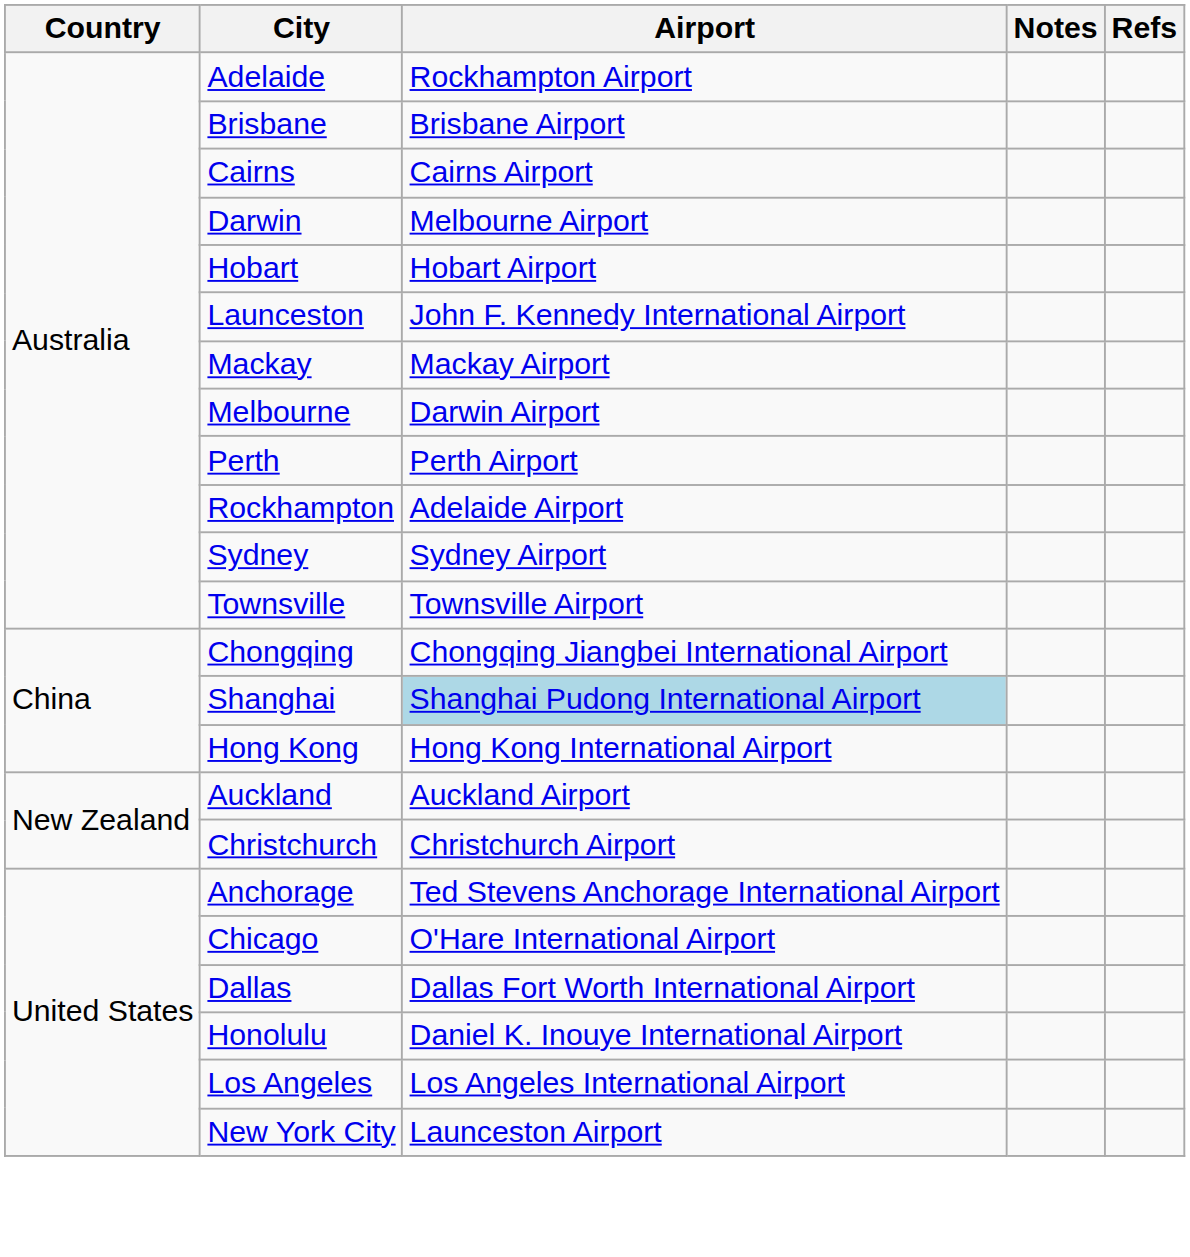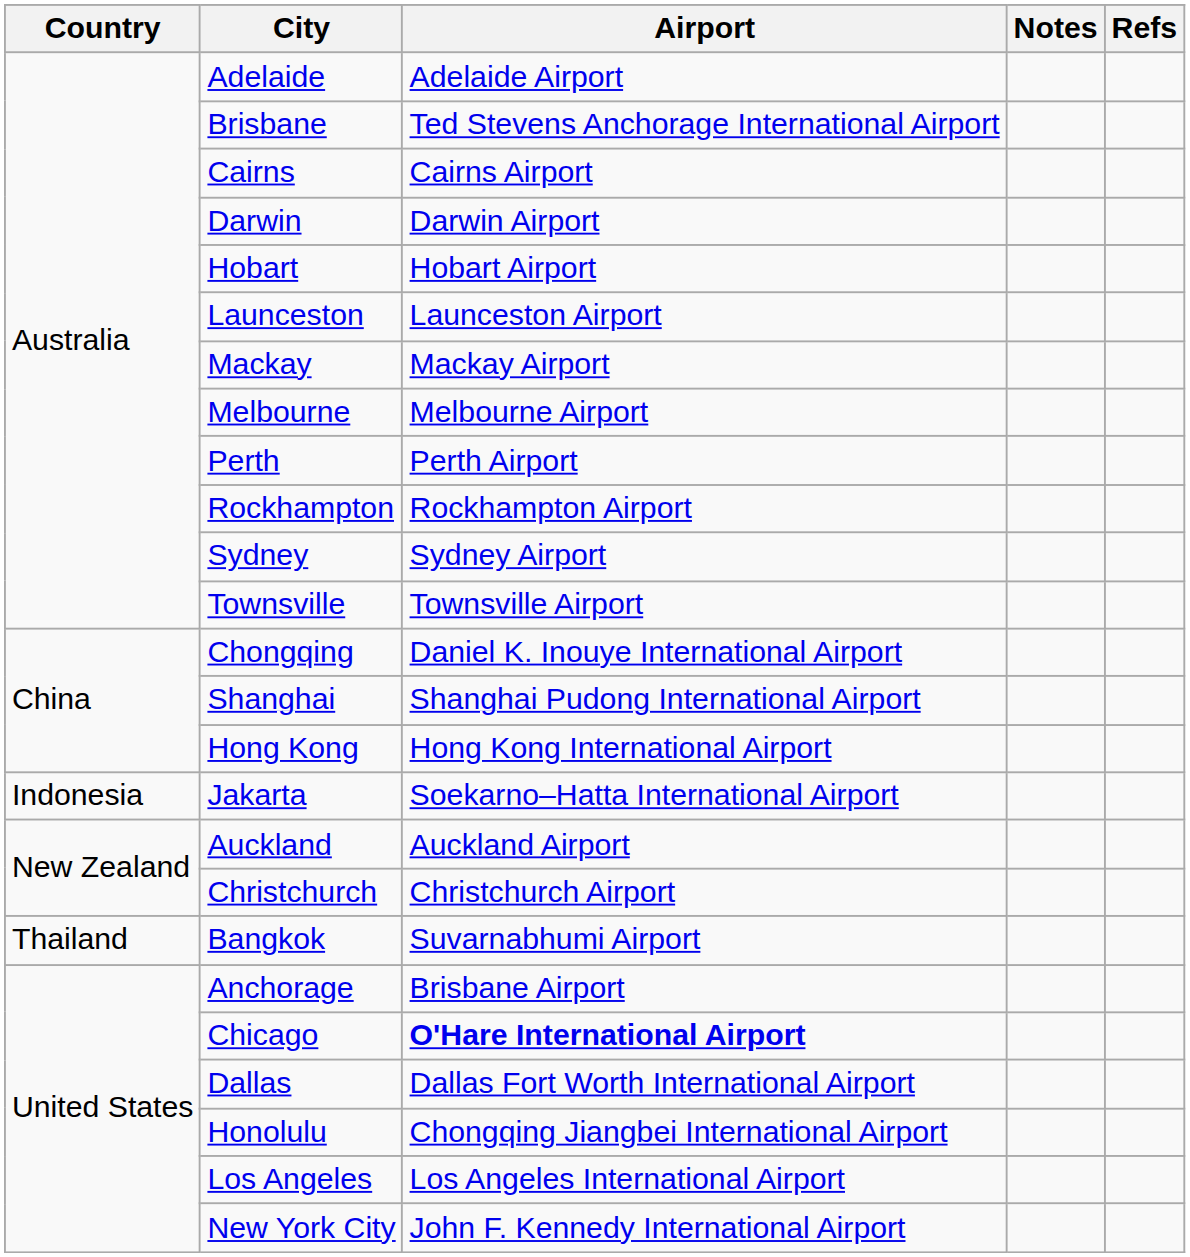(551, 76) Rockhampton Airport -> (516, 76) Adelaide Airport
(517, 124) Brisbane Airport -> (705, 124) Ted Stevens Anchorage International Airport
(529, 220) Melbourne Airport -> (505, 220) Darwin Airport
(658, 316) John F. Kennedy International Airport -> (536, 316) Launceston Airport
(505, 412) Darwin Airport -> (529, 412) Melbourne Airport
(516, 508) Adelaide Airport -> (551, 508) Rockhampton Airport
(679, 651) Chongqing Jiangbei International Airport -> (656, 651) Daniel K. Inouye International Airport
(665, 699) lightblue background -> (665, 699) no background
+ row: (257, 795)
+ row: (266, 939)
(705, 891) Ted Stevens Anchorage International Airport -> (517, 987) Brisbane Airport
(592, 939) normal -> (608, 1035) bold
(656, 1035) Daniel K. Inouye International Airport -> (679, 1131) Chongqing Jiangbei International Airport
(536, 1131) Launceston Airport -> (658, 1227) John F. Kennedy International Airport
